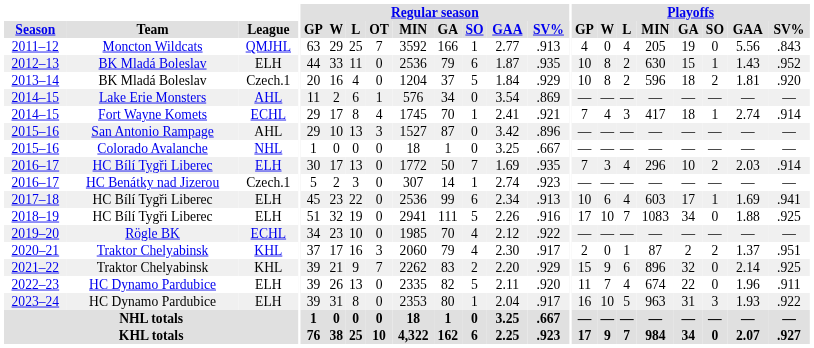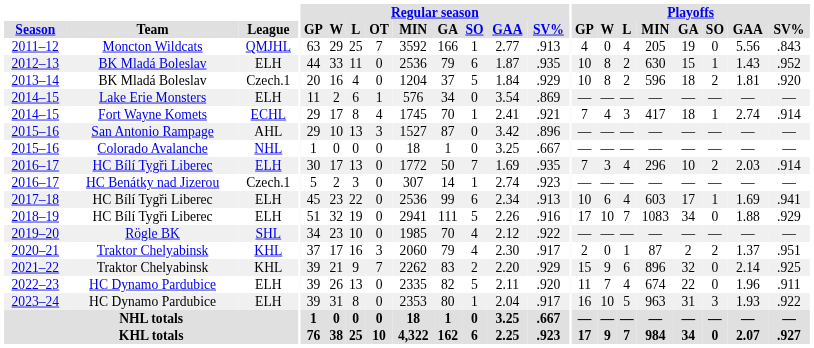(268, 97) AHL -> (268, 97) ELH
(789, 216) .925 -> (789, 216) .929
(268, 233) ECHL -> (268, 233) SHL
